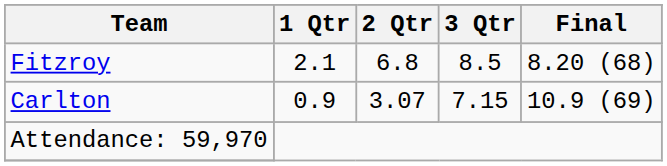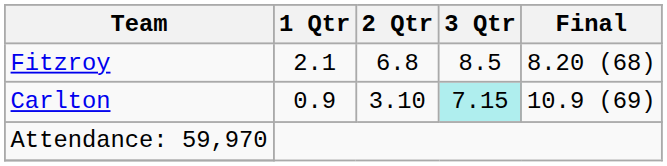(397, 102) 3.07 -> (397, 102) 3.10
(480, 102) no background -> (480, 102) paleturquoise background
